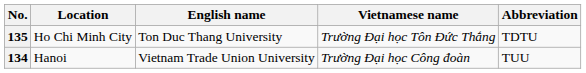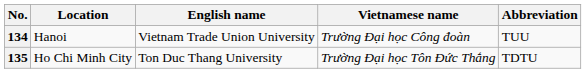rows swapped: (18, 57) <-> (18, 36)
